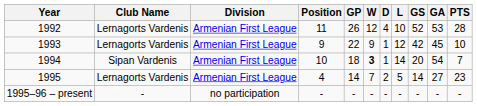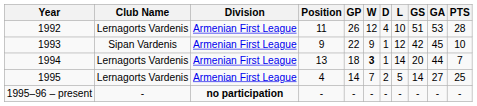(418, 28) 52 -> (418, 28) 51
(143, 45) Lernagorts Vardenis -> (143, 45) Sipan Vardenis
(143, 61) Sipan Vardenis -> (143, 61) Lernagorts Vardenis
(321, 61) 10 -> (321, 61) 13
(437, 61) 54 -> (437, 61) 44
(460, 77) 23 -> (460, 77) 25
(245, 93) normal -> (245, 93) bold
